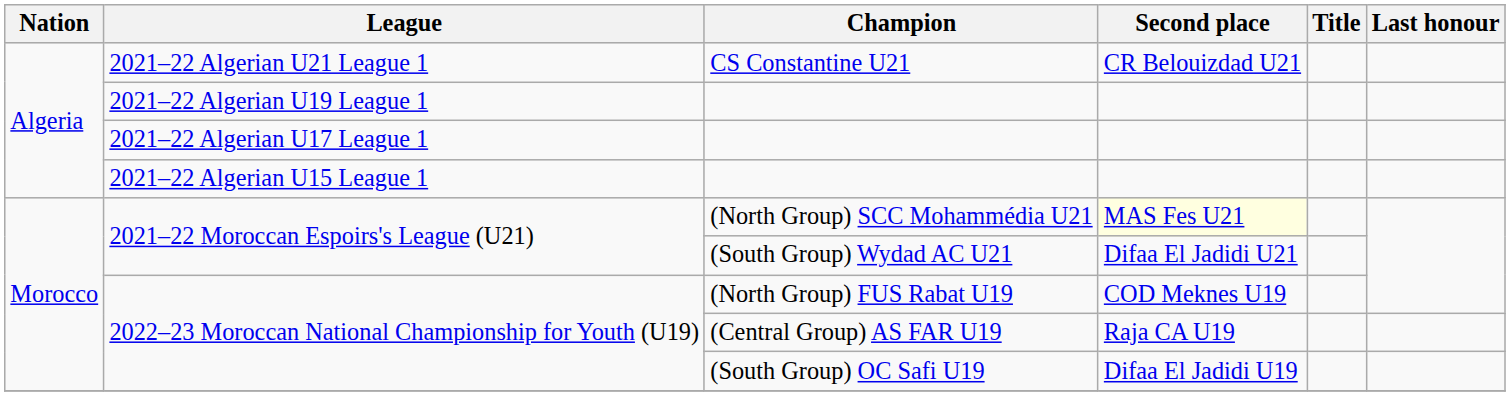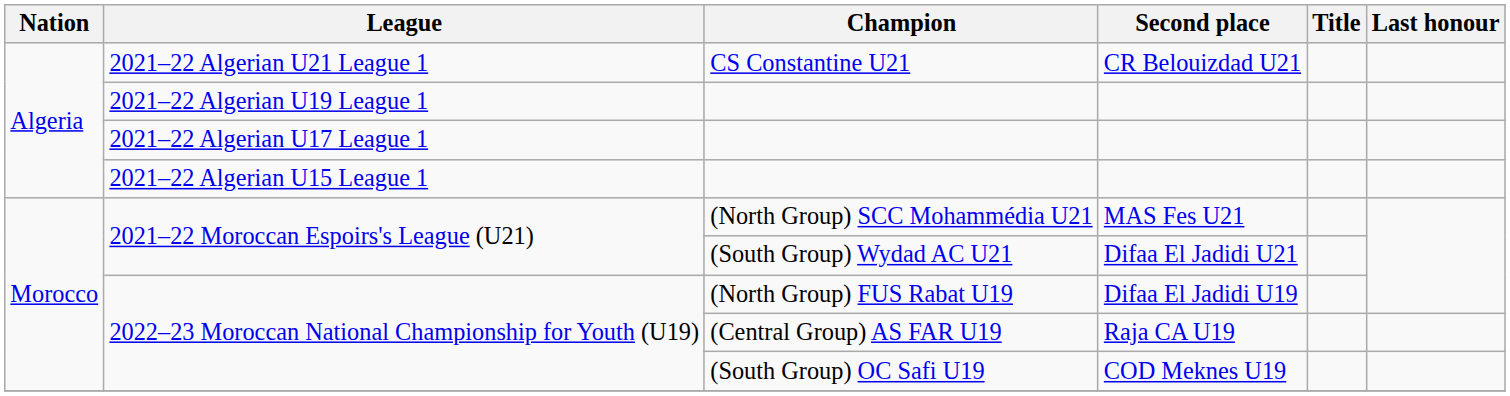(1174, 216) lightyellow background -> (1174, 216) no background
(1195, 293) COD Meknes U19 -> (1201, 293) Difaa El Jadidi U19
(1201, 370) Difaa El Jadidi U19 -> (1195, 370) COD Meknes U19
